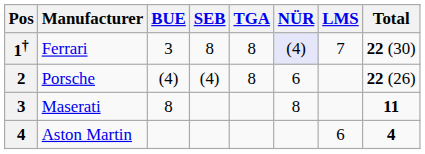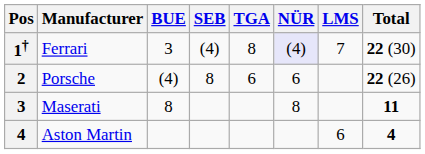(210, 48) 8 -> (210, 48) (4)
(210, 78) (4) -> (210, 78) 8
(252, 78) 8 -> (252, 78) 6
